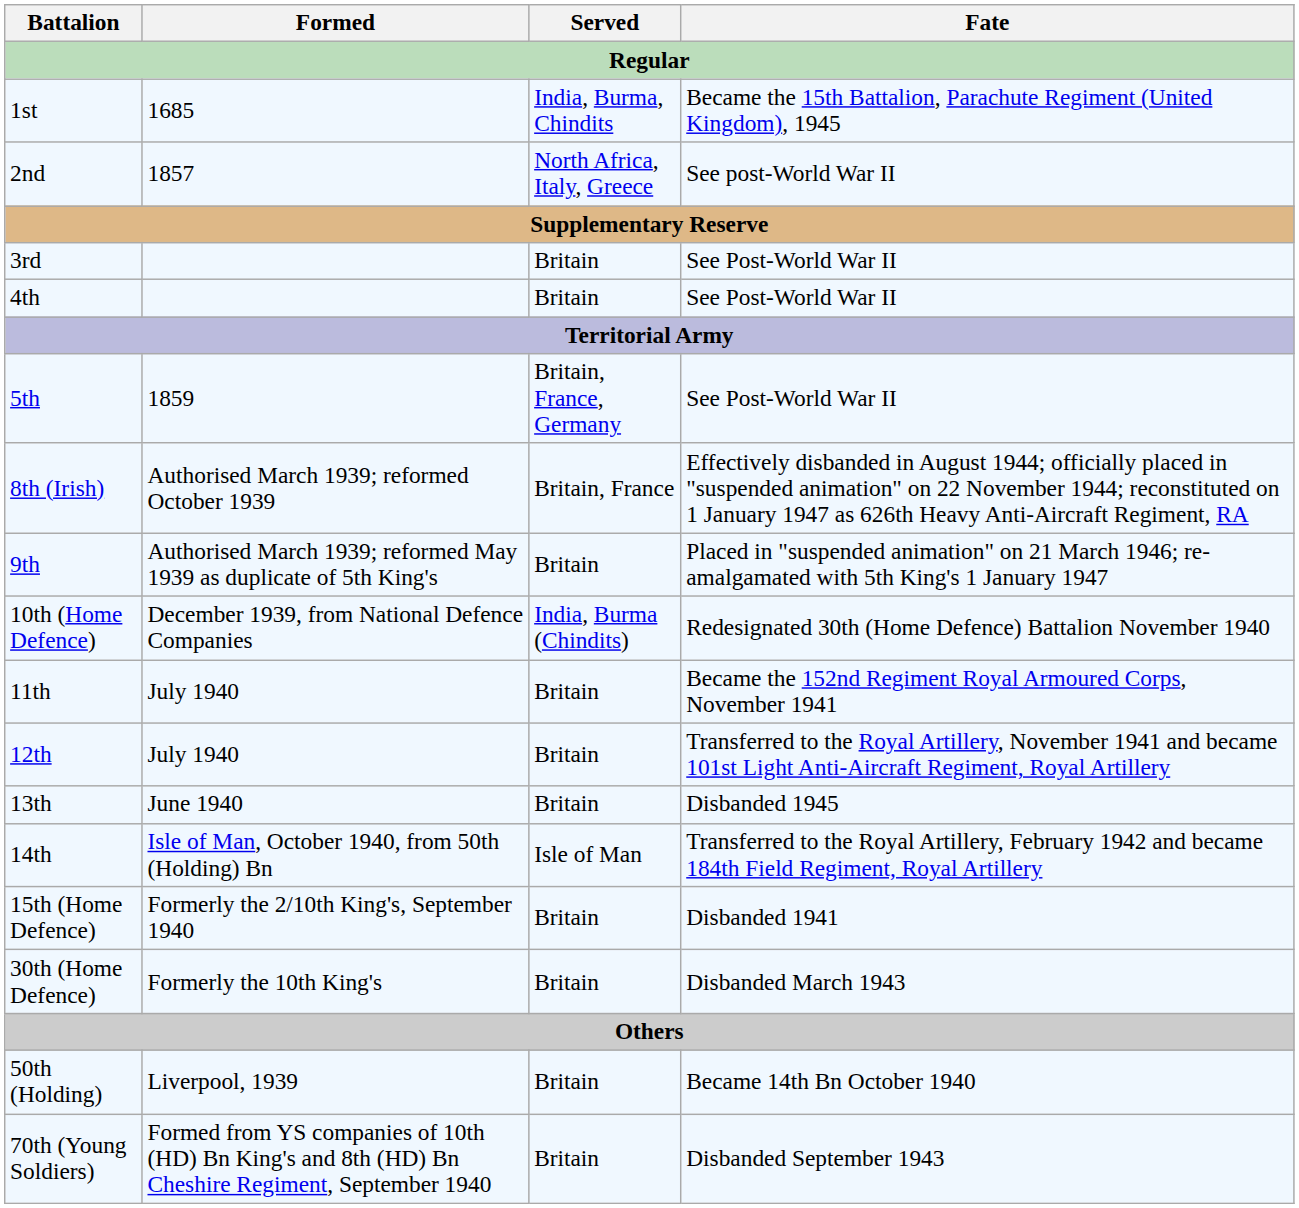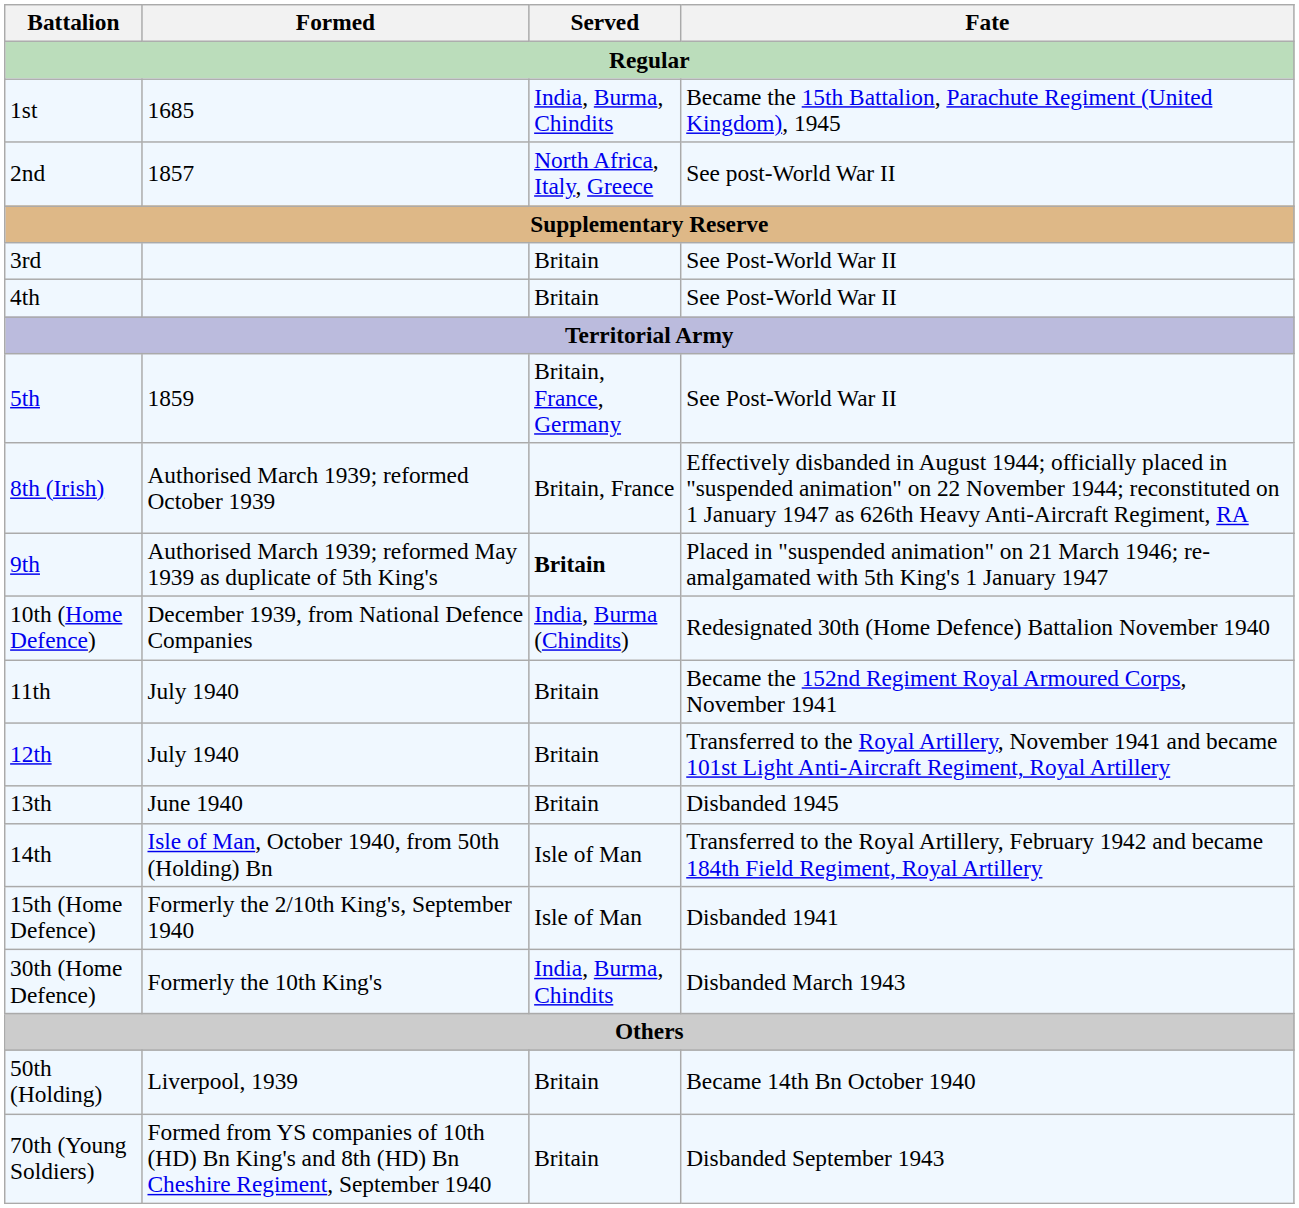(567, 564) normal -> (570, 564) bold
(567, 918) Britain -> (588, 918) Isle of Man
(567, 981) Britain -> (599, 981) India, Burma, Chindits
